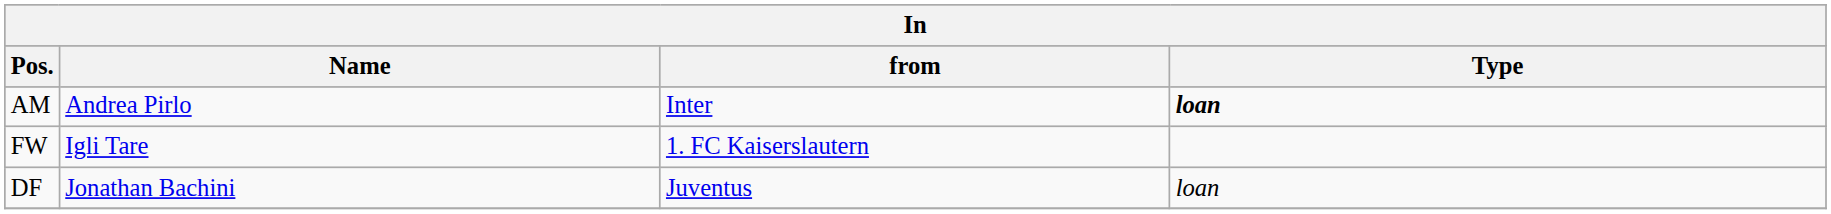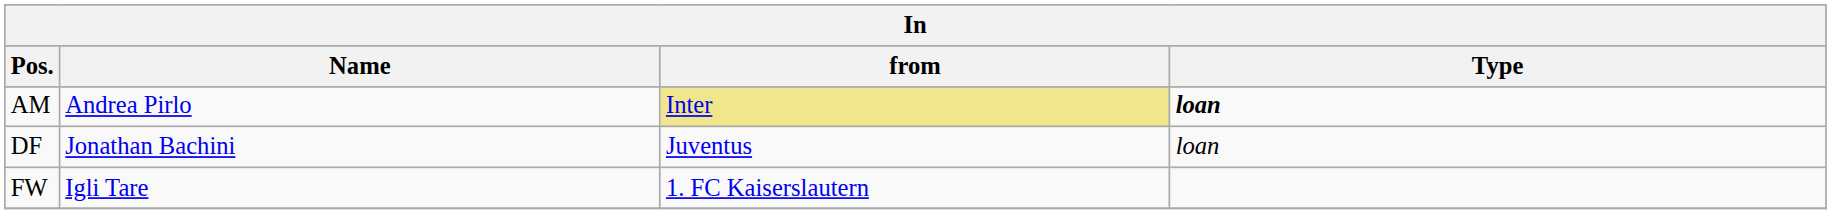(689, 106) no background -> (689, 106) khaki background
rows swapped: (26, 187) <-> (29, 147)
